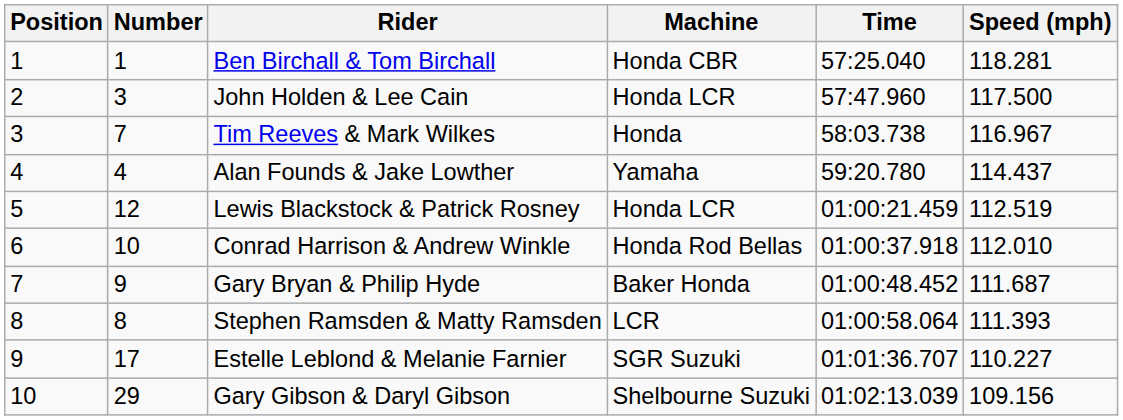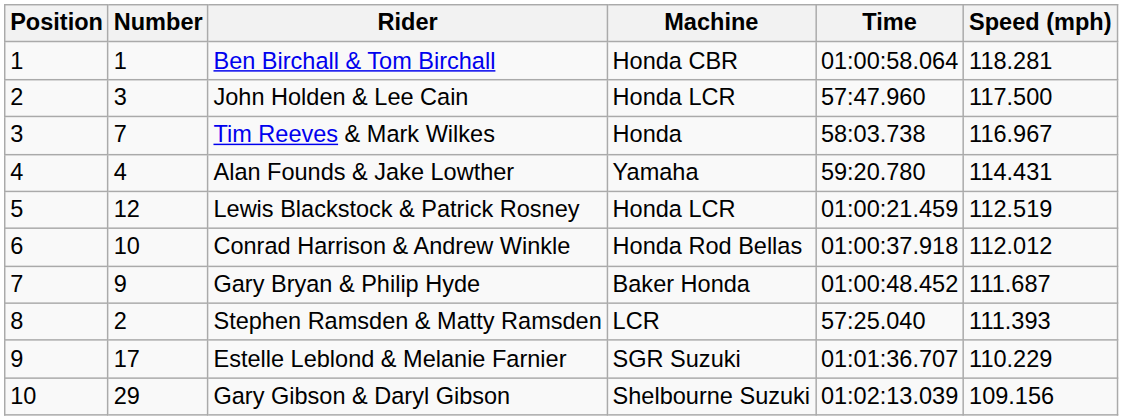(873, 60) 57:25.040 -> (890, 60) 01:00:58.064
(1011, 172) 114.437 -> (1011, 172) 114.431
(1011, 246) 112.010 -> (1011, 246) 112.012
(120, 321) 8 -> (120, 321) 2
(890, 321) 01:00:58.064 -> (873, 321) 57:25.040
(1011, 358) 110.227 -> (1011, 358) 110.229
